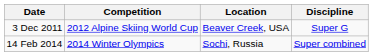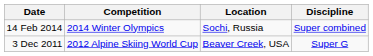rows swapped: (37, 28) <-> (34, 43)
